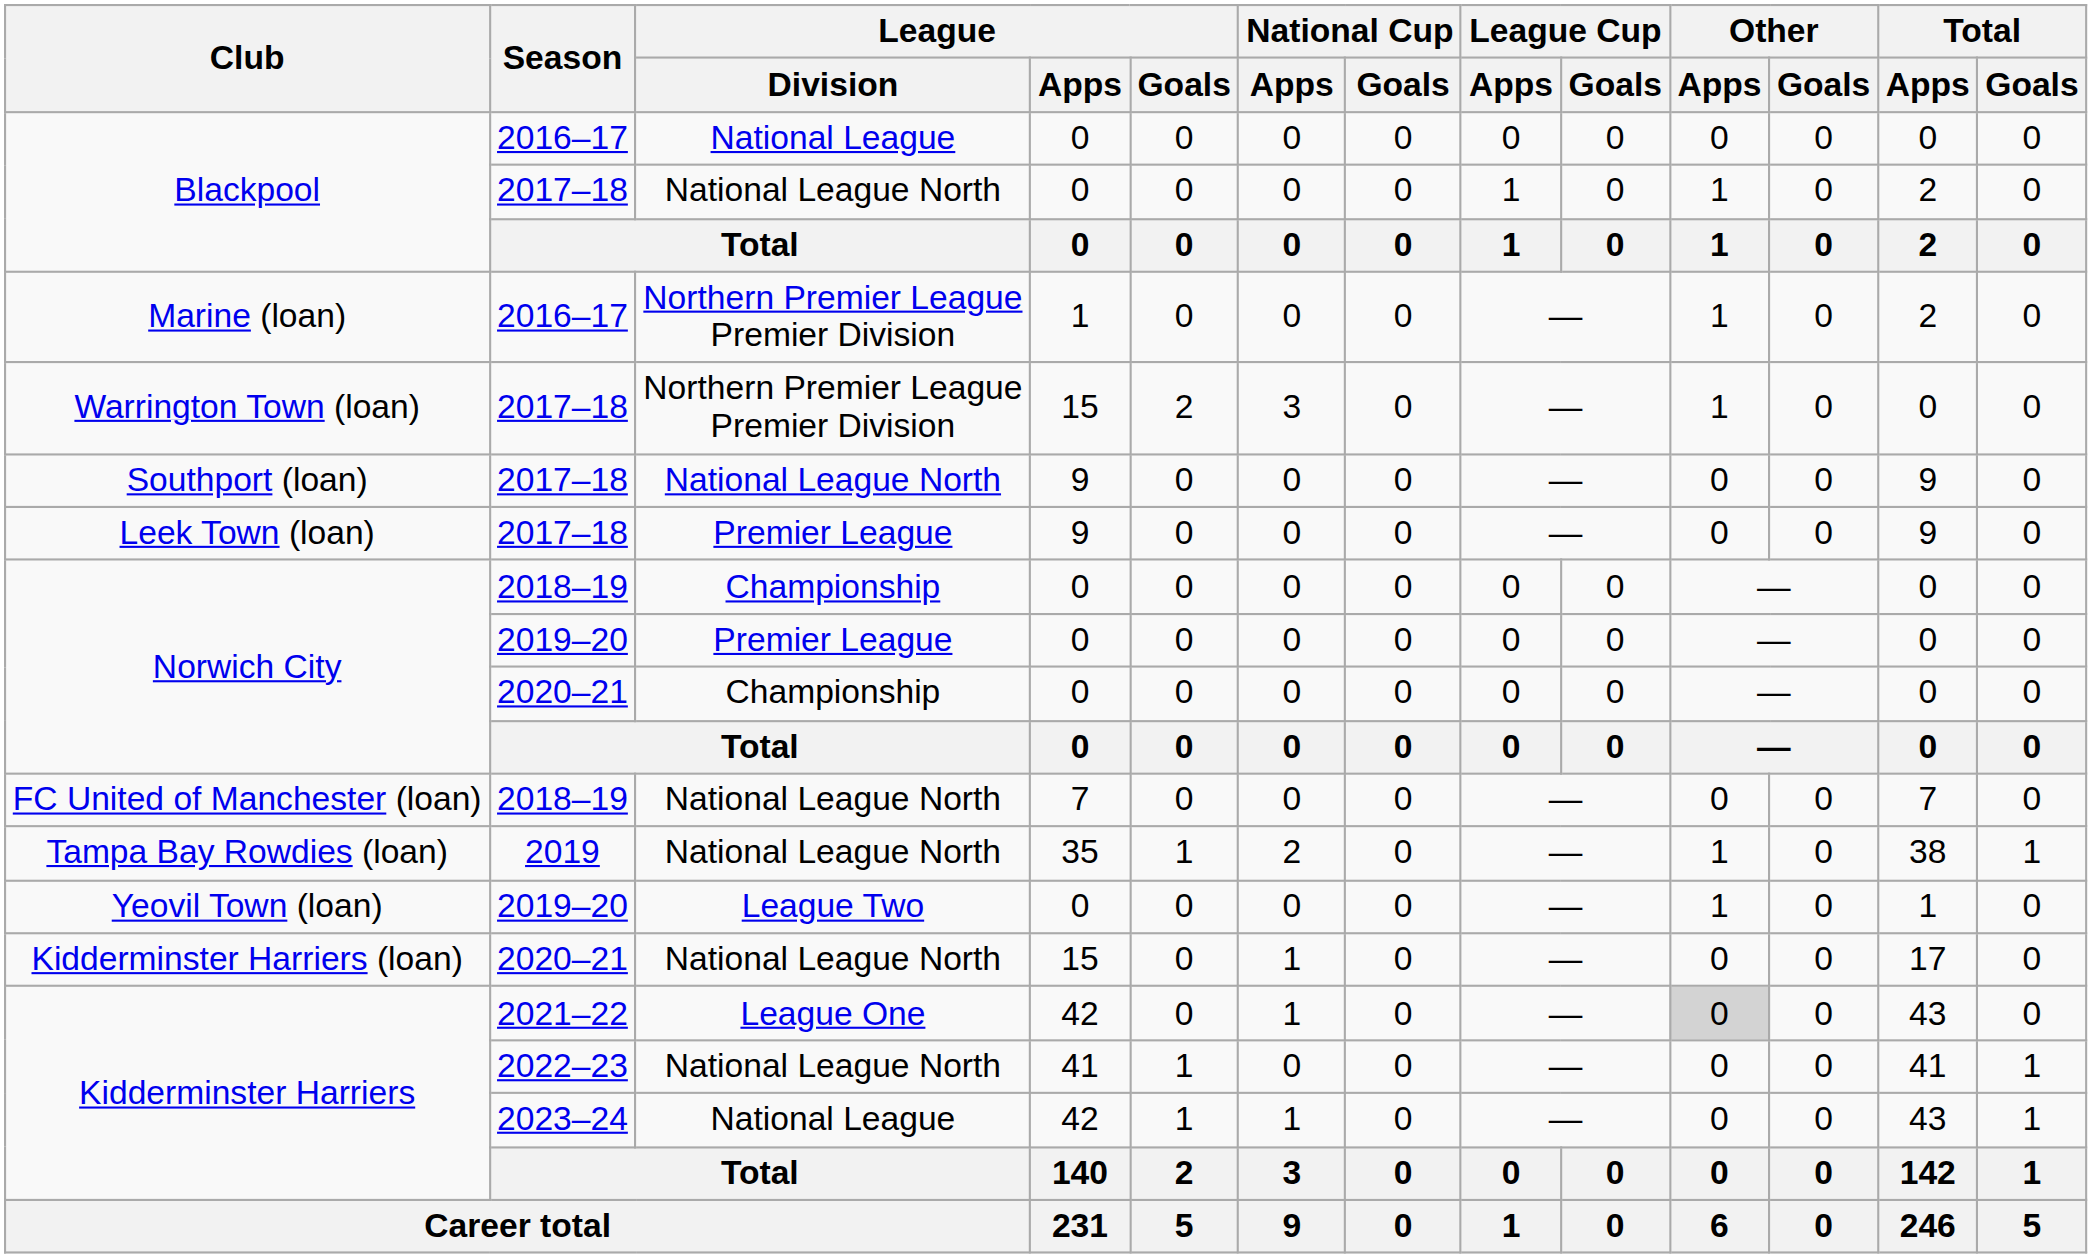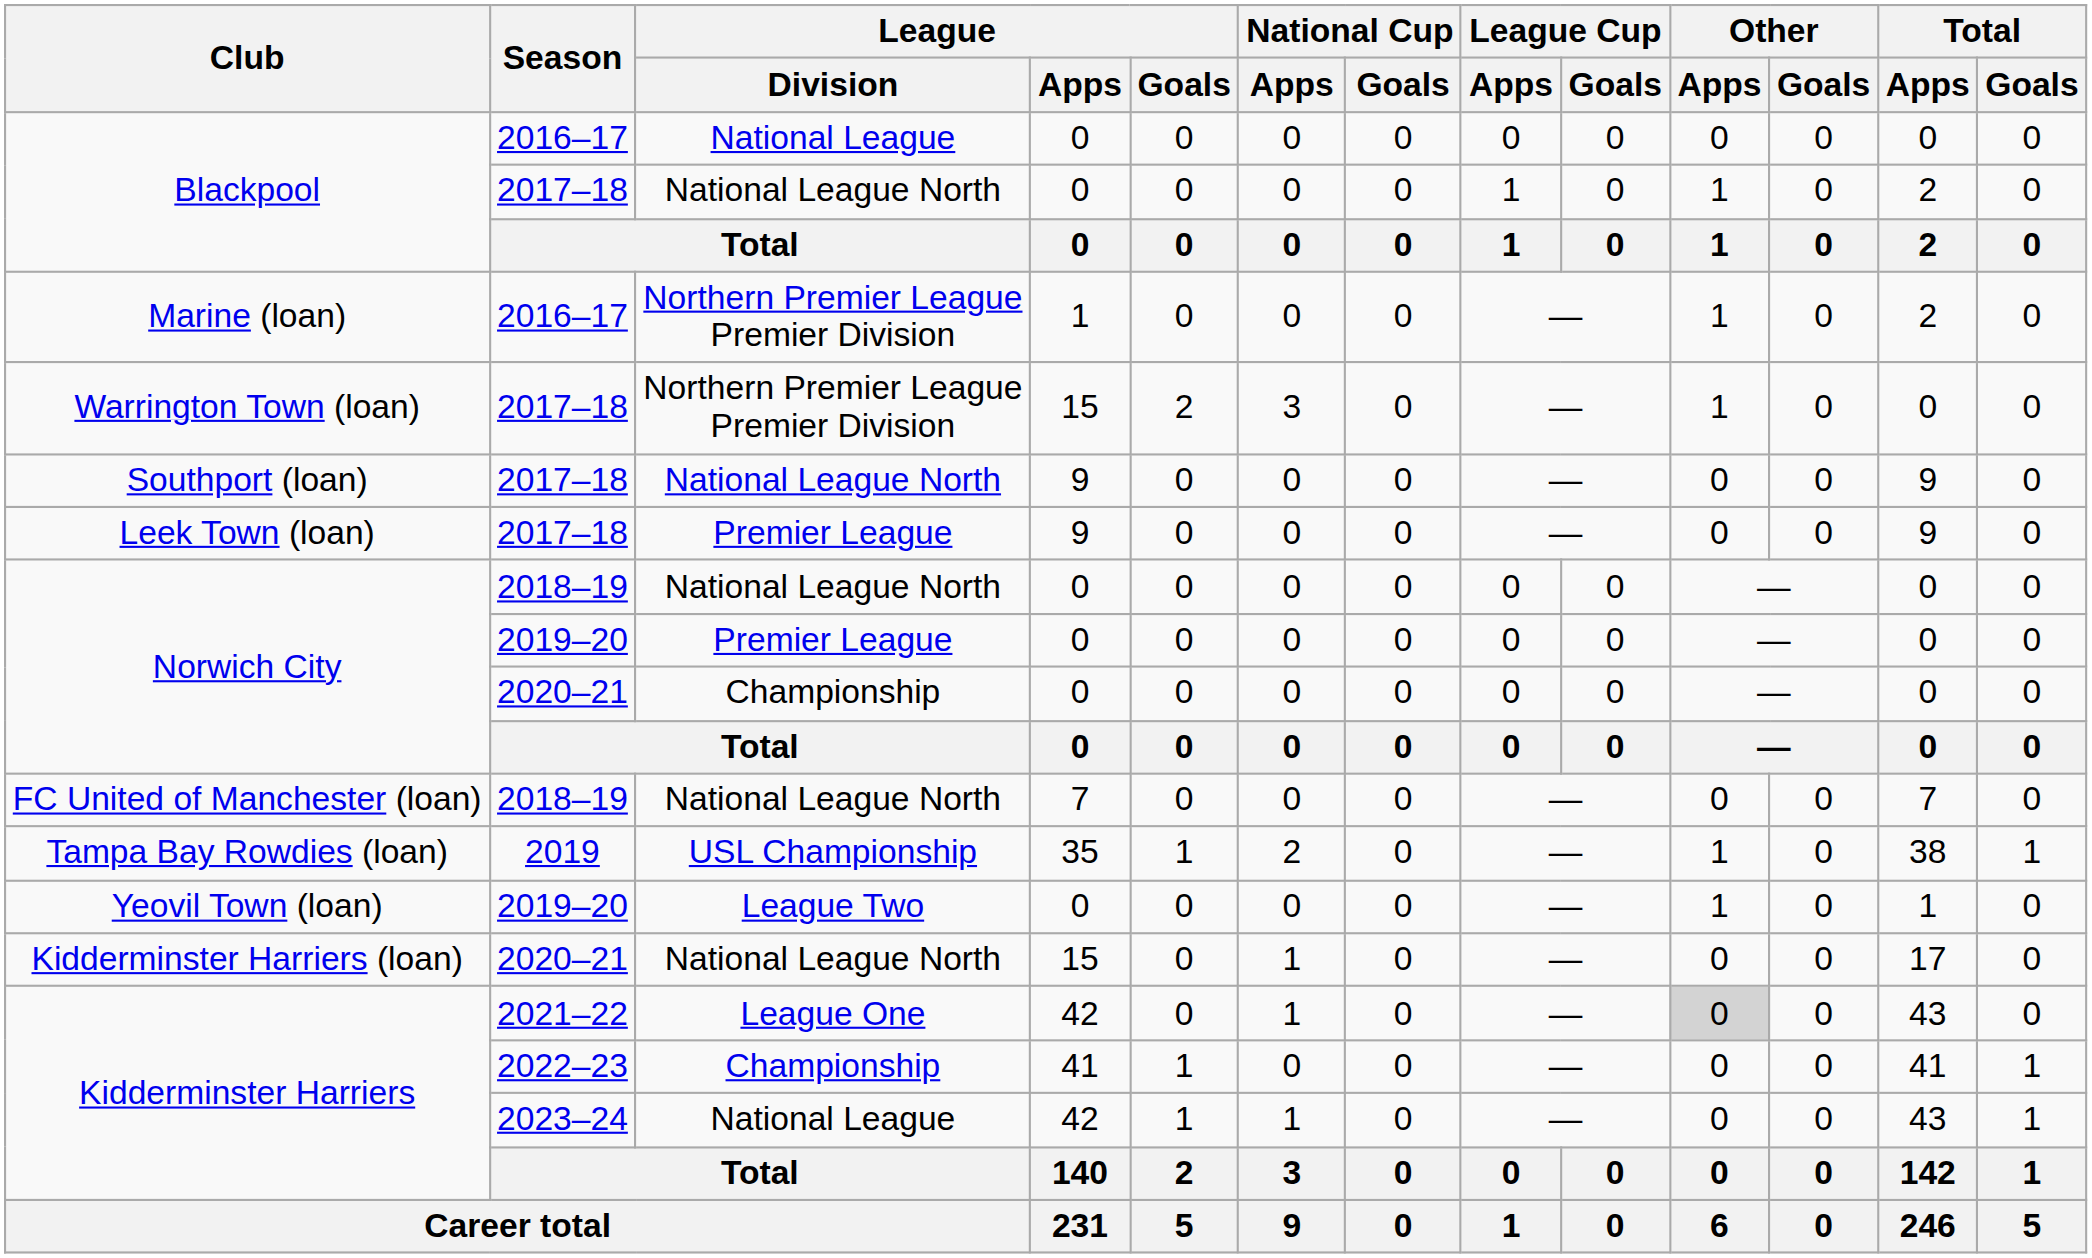(833, 586) Championship -> (833, 586) National League North
(833, 852) National League North -> (833, 852) USL Championship
(833, 1065) National League North -> (833, 1065) Championship
